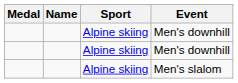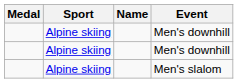columns swapped: (62, 14) <-> (116, 14)
